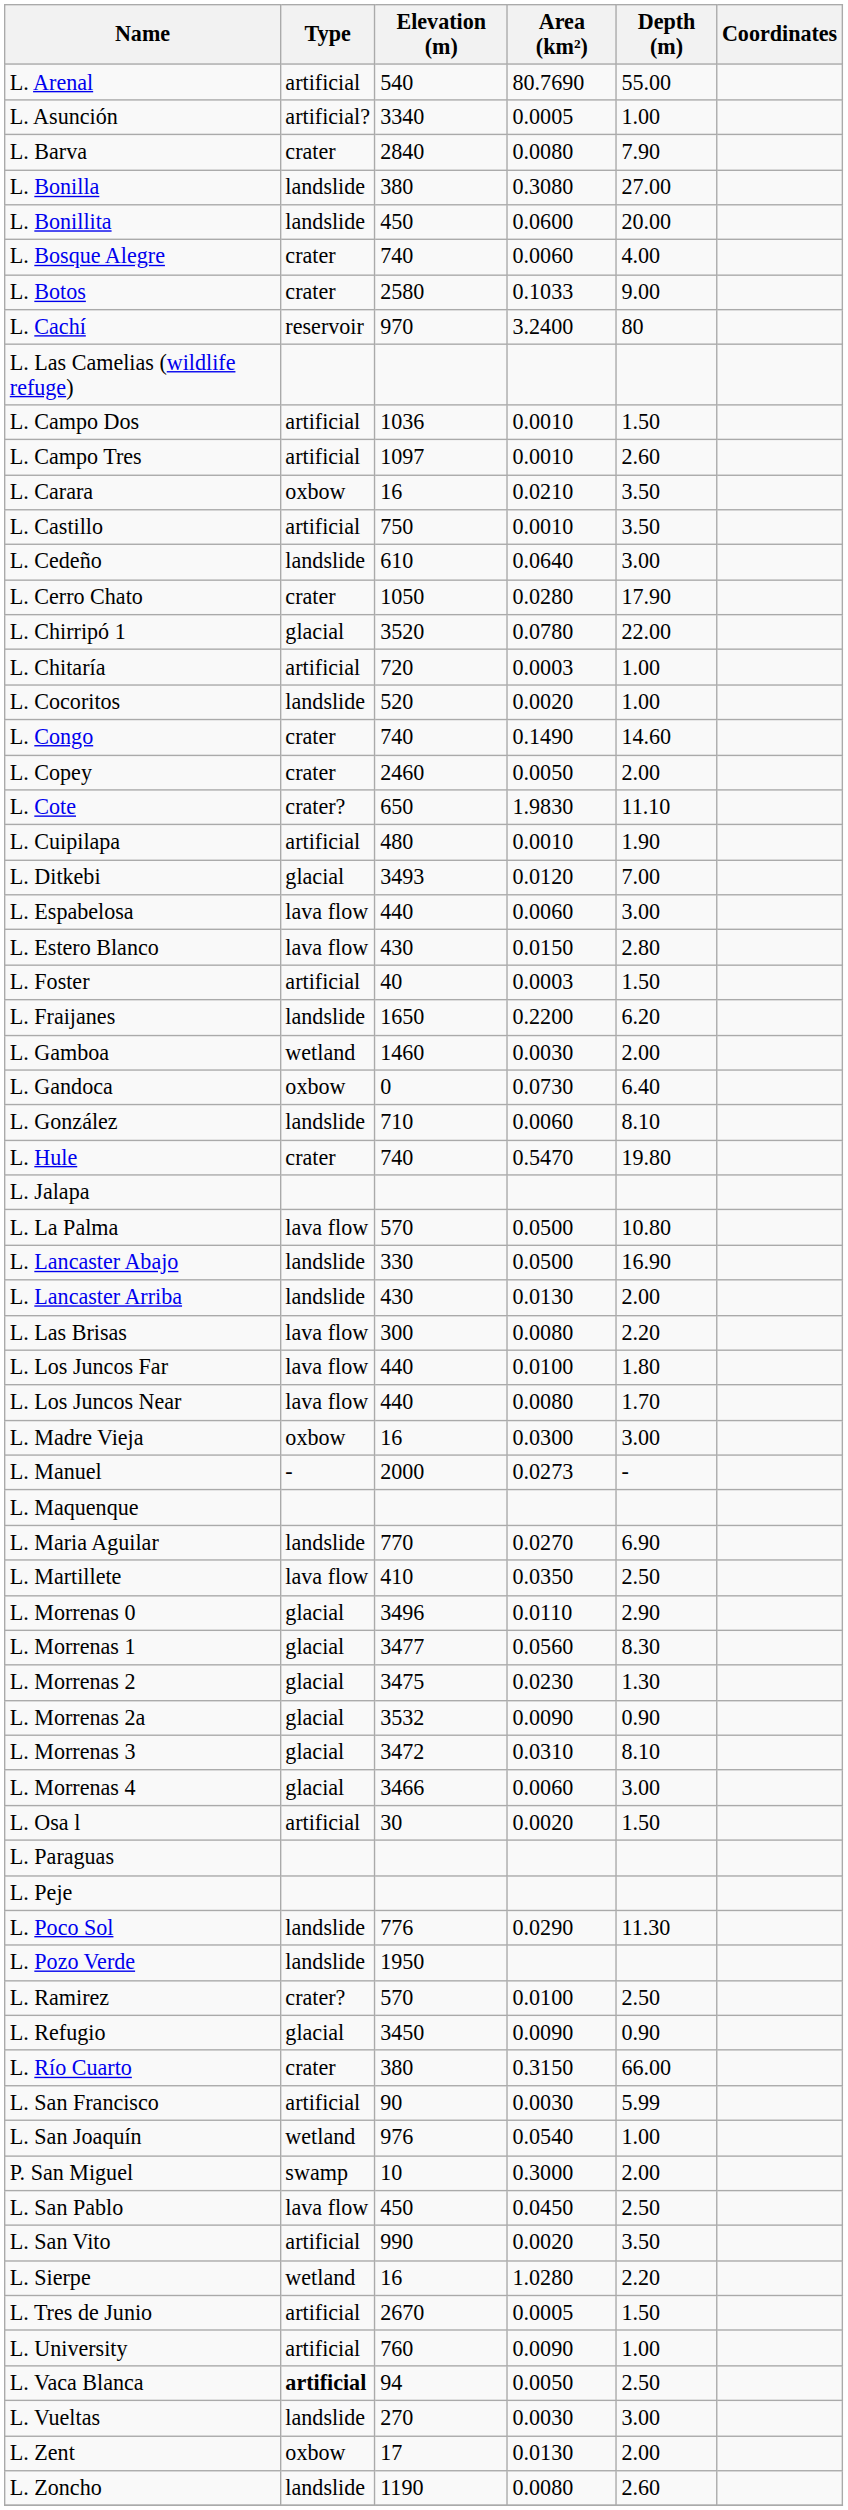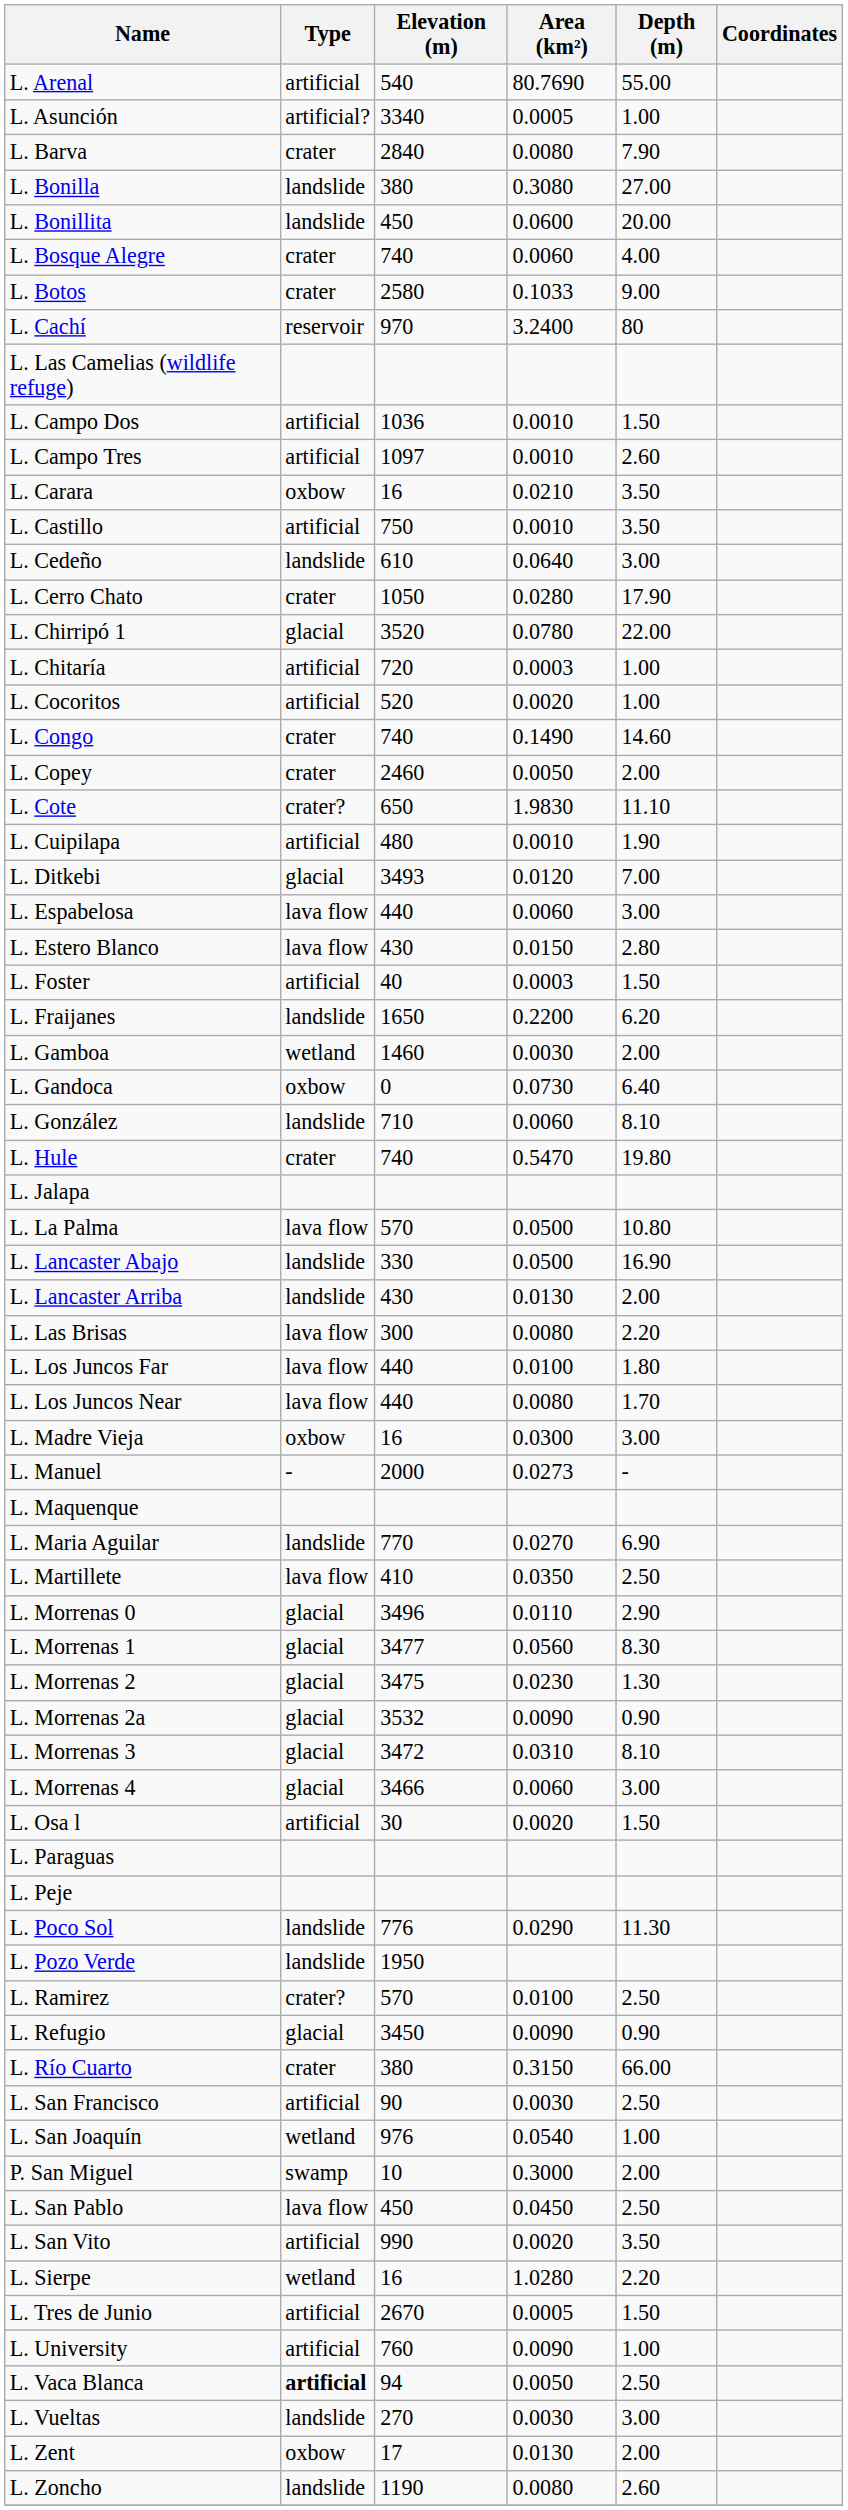(325, 702) landslide -> (323, 702) artificial
(641, 2102) 5.99 -> (641, 2102) 2.50
